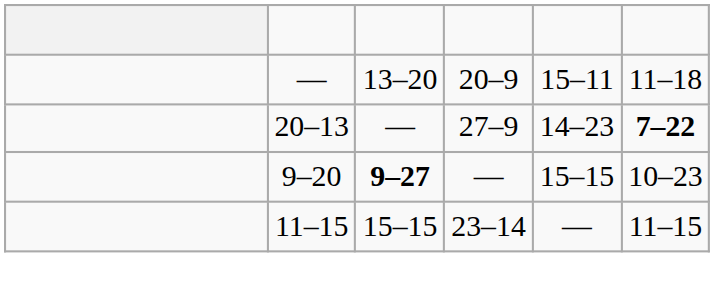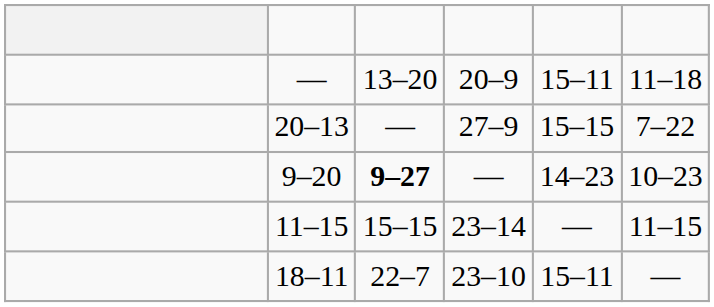(577, 127) 14–23 -> (577, 127) 15–15
(665, 127) bold -> (665, 127) normal
(577, 176) 15–15 -> (577, 176) 14–23
+ row: (312, 275)
